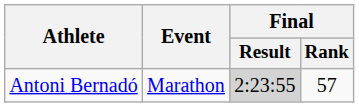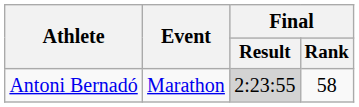(327, 85) 57 -> (327, 85) 58
